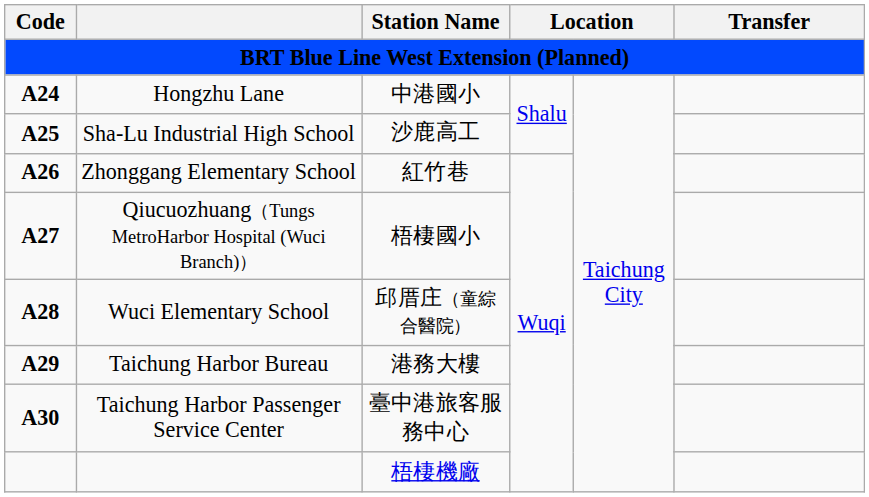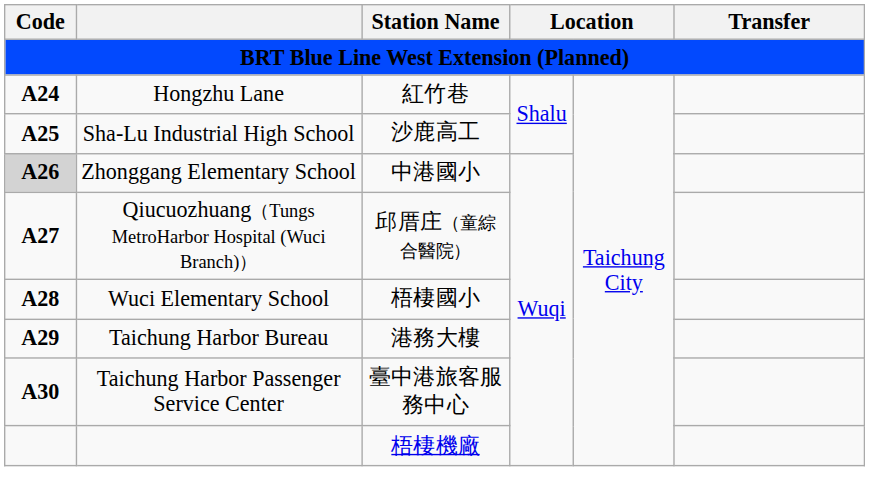(436, 93) 中港國小 -> (436, 93) 紅竹巷
(40, 172) no background -> (40, 172) lightgrey background
(436, 171) 紅竹巷 -> (436, 171) 中港國小
(436, 235) 梧棲國小 -> (436, 235) 邱厝庄（童綜合醫院）
(436, 312) 邱厝庄（童綜合醫院） -> (436, 298) 梧棲國小
